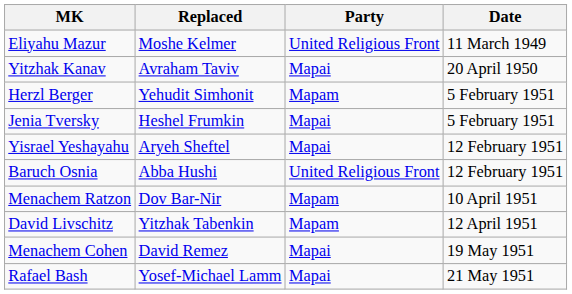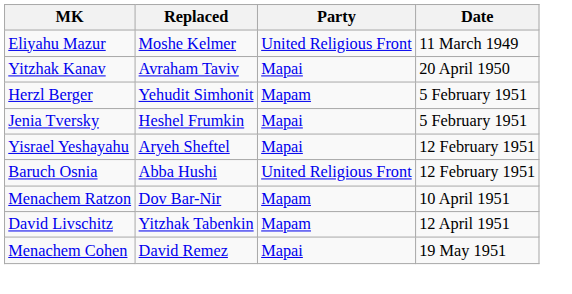- row: (48, 276)
